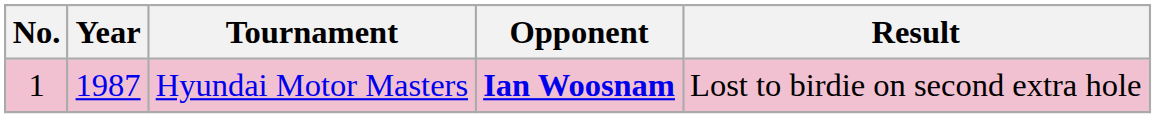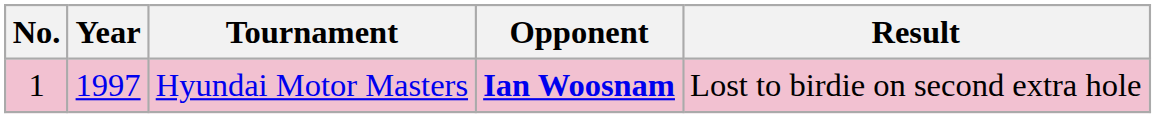(108, 85) 1987 -> (108, 85) 1997
